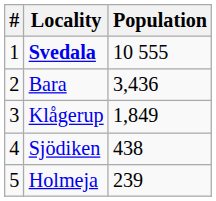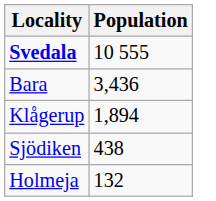- column: (14, 20)
(136, 116) 1,849 -> (116, 116) 1,894
(128, 180) 239 -> (109, 180) 132
